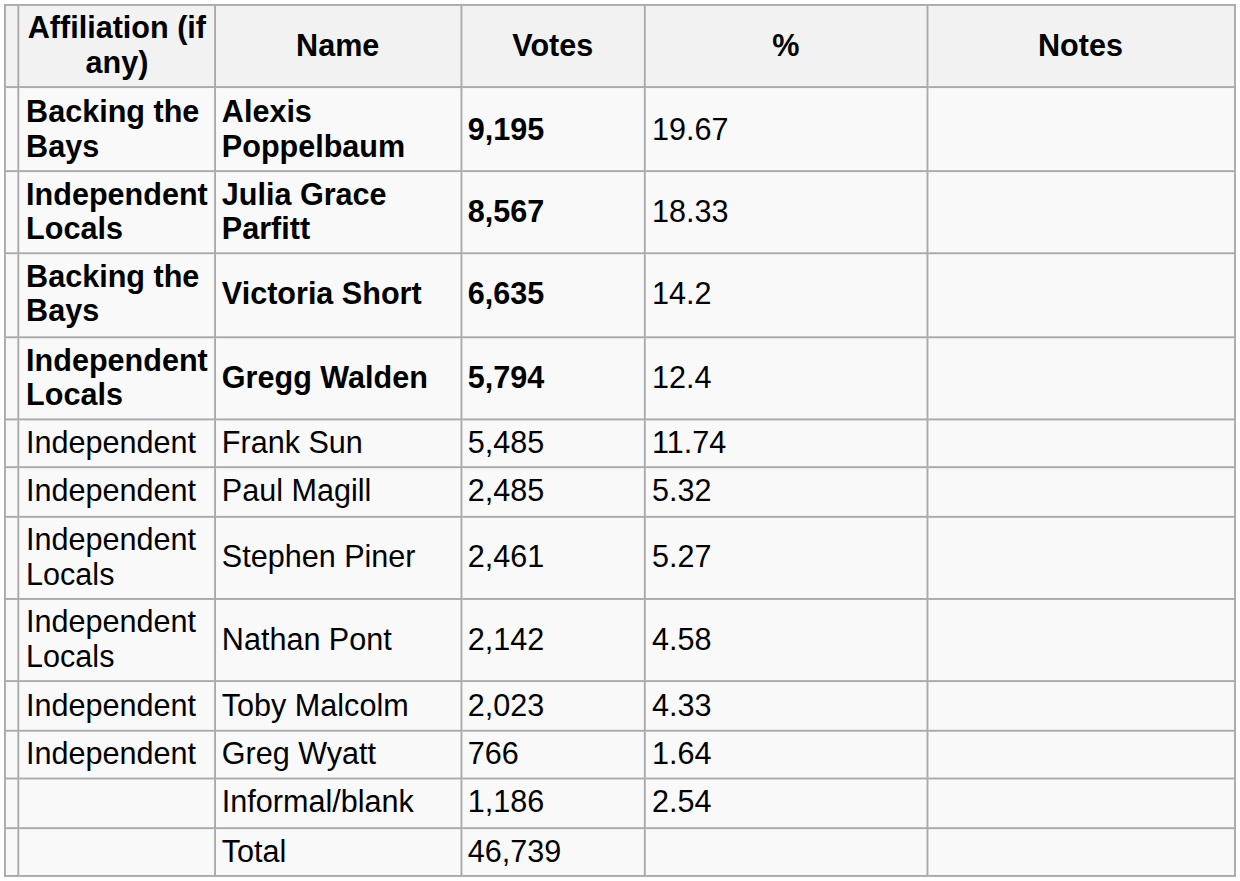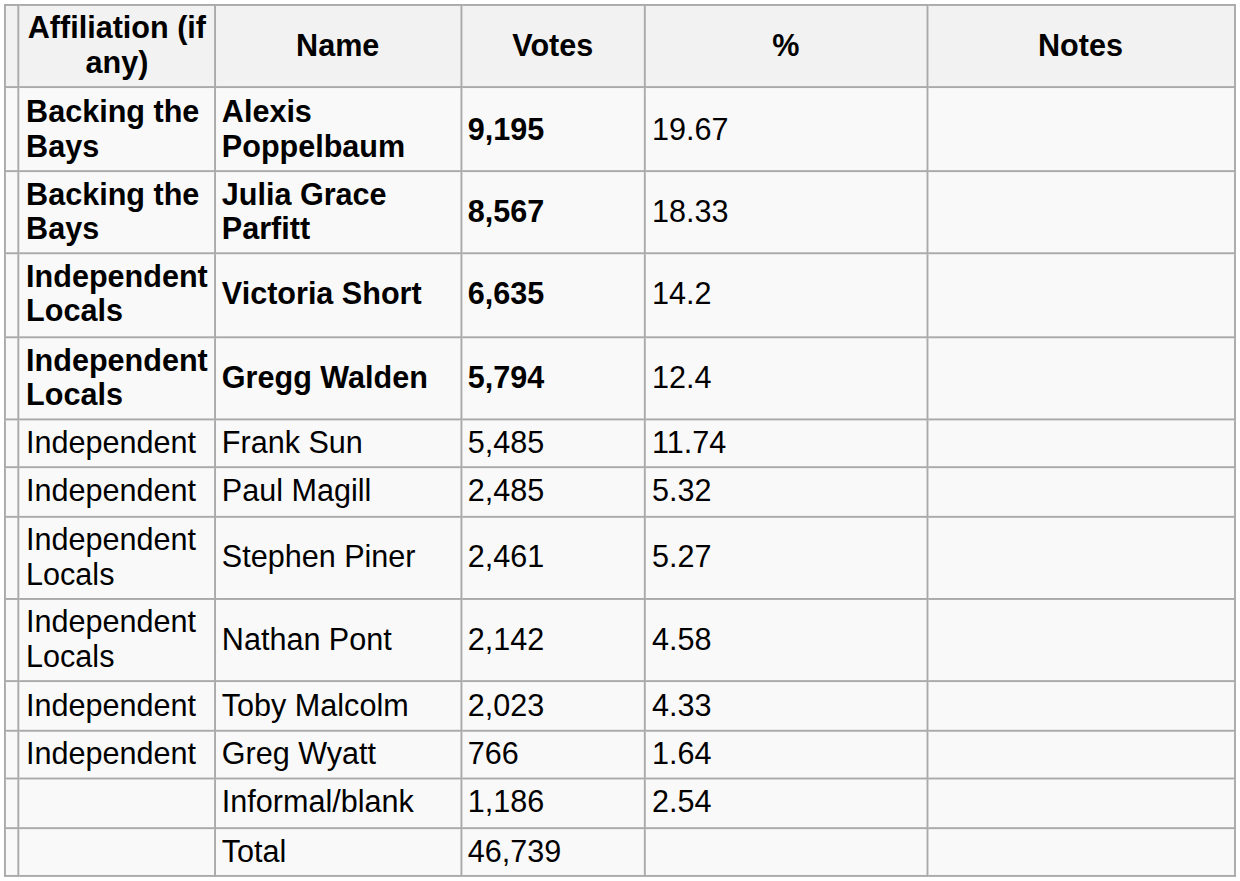(117, 211) Independent Locals -> (113, 211) Backing the Bays
(113, 294) Backing the Bays -> (117, 294) Independent Locals
